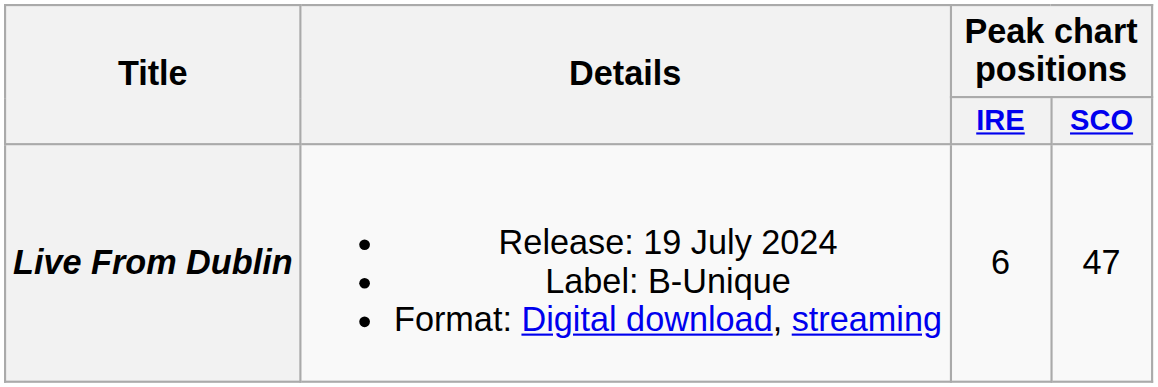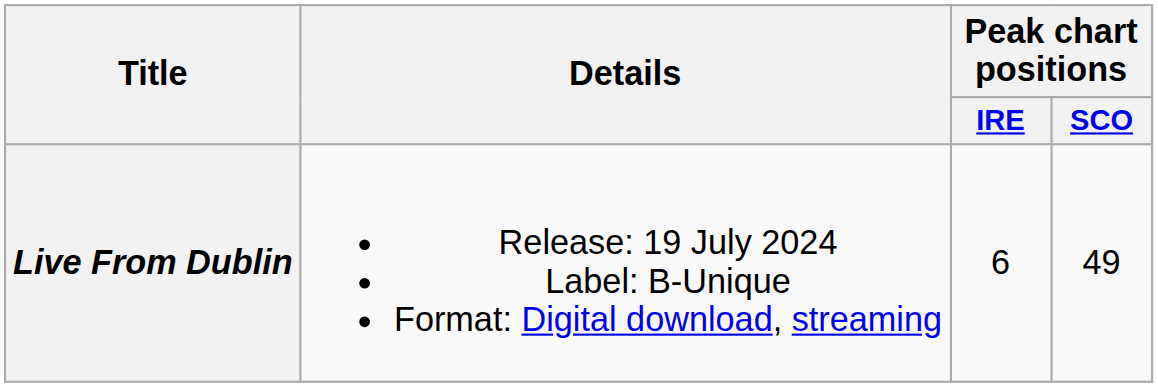(1102, 262) 47 -> (1102, 262) 49
